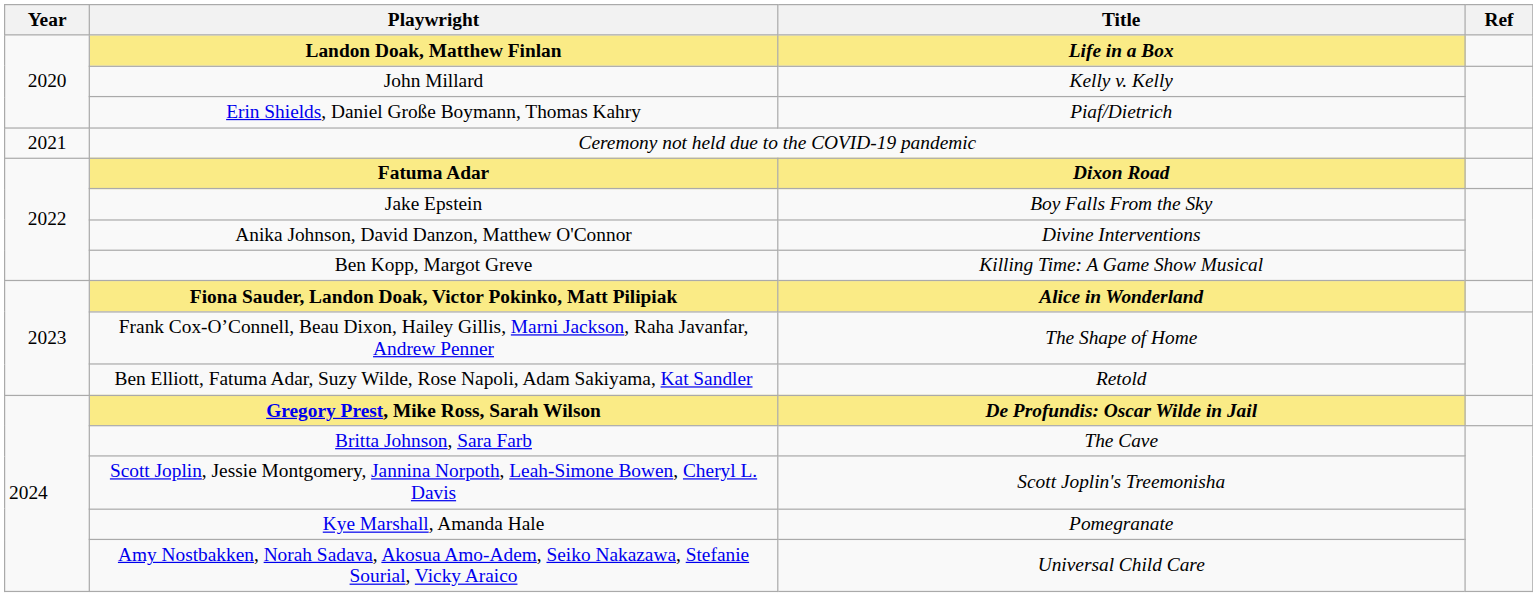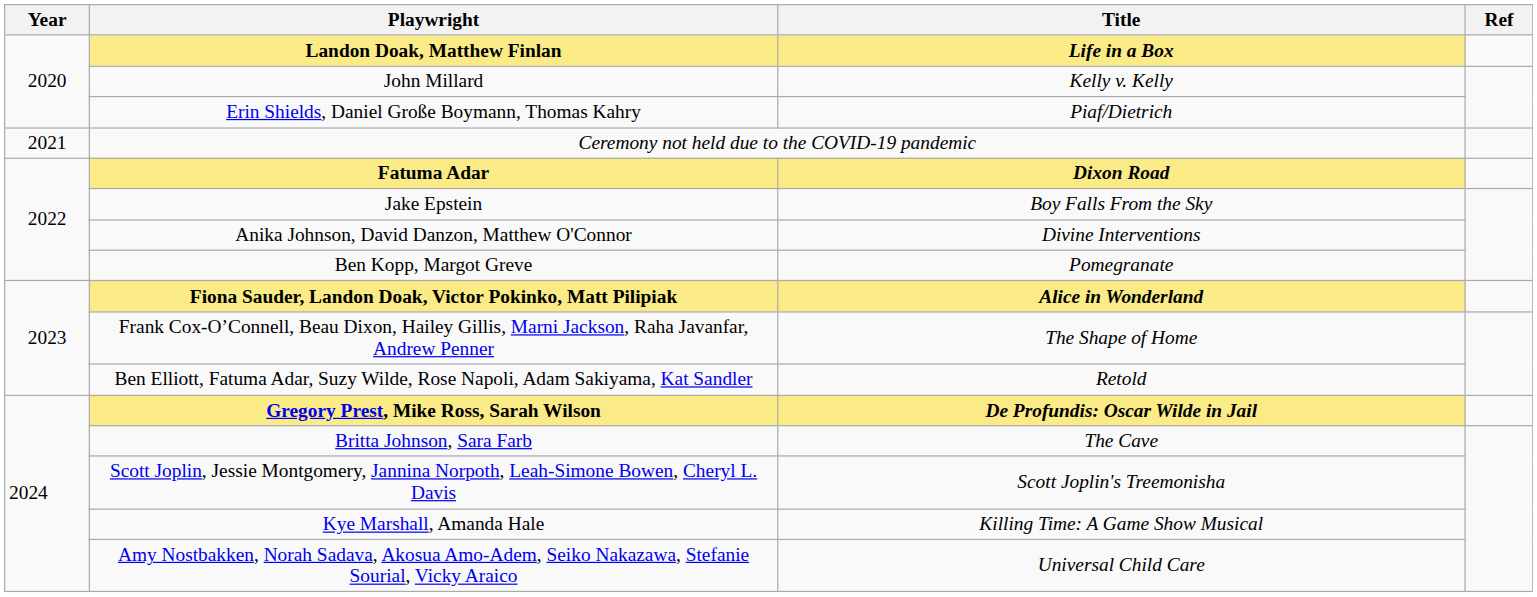(1121, 265) Killing Time: A Game Show Musical -> (1121, 265) Pomegranate
(1121, 523) Pomegranate -> (1121, 523) Killing Time: A Game Show Musical
